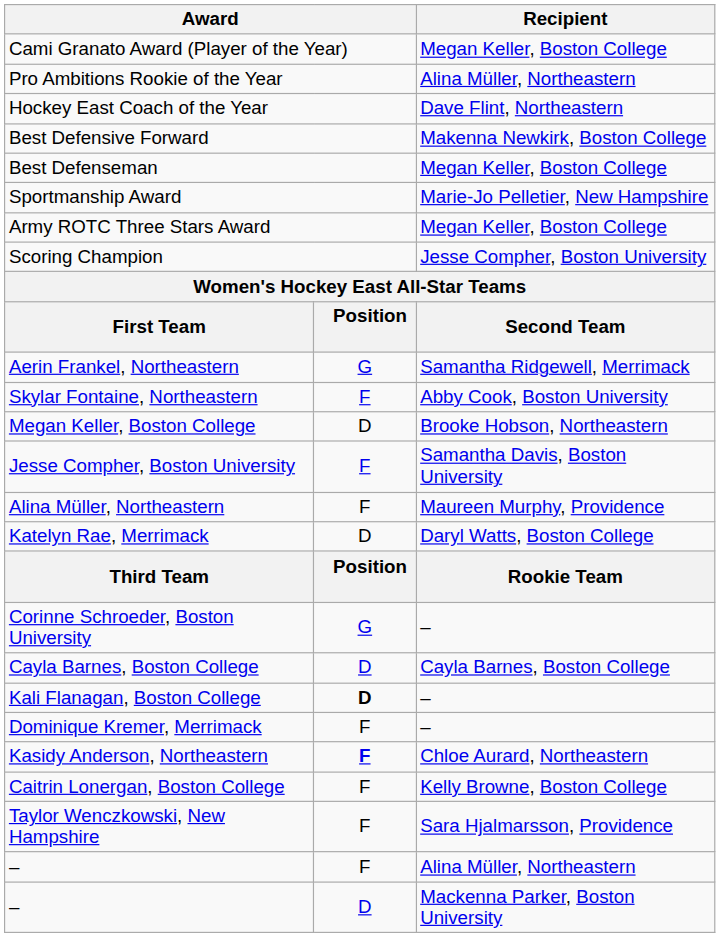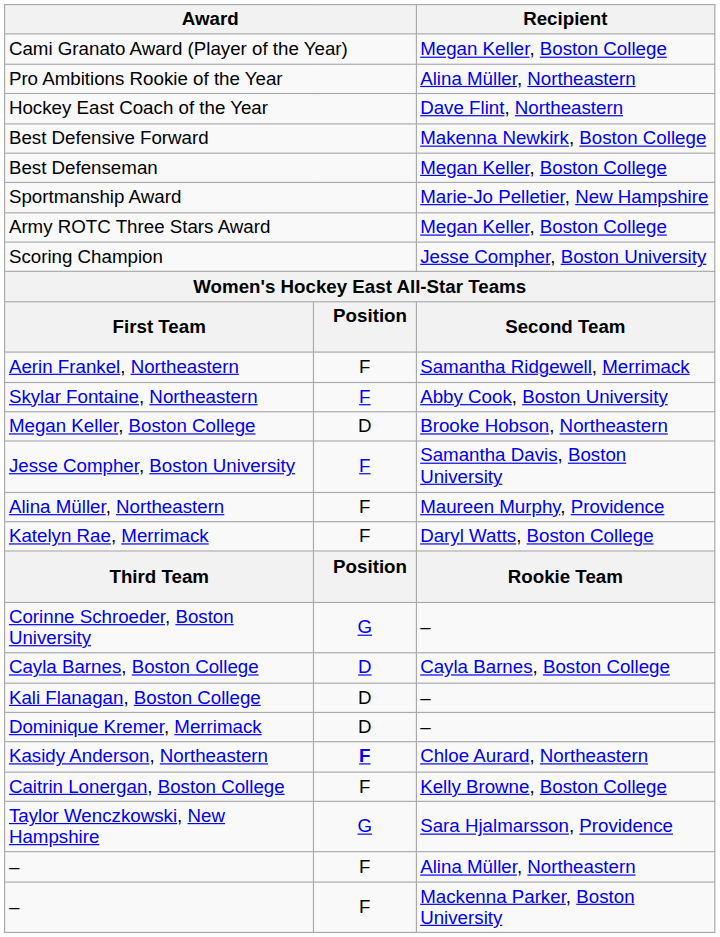(365, 366) G -> (365, 366) F
(365, 536) D -> (365, 536) F
(365, 697) bold -> (365, 697) normal
(365, 727) F -> (365, 727) D
(365, 826) F -> (365, 826) G
(365, 907) D -> (365, 907) F
